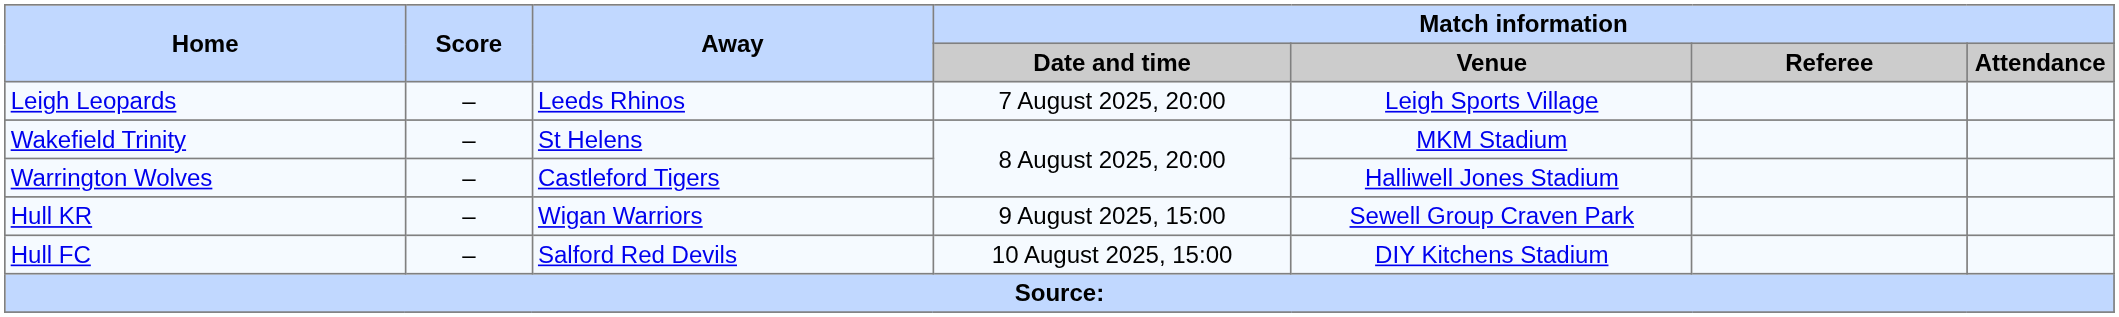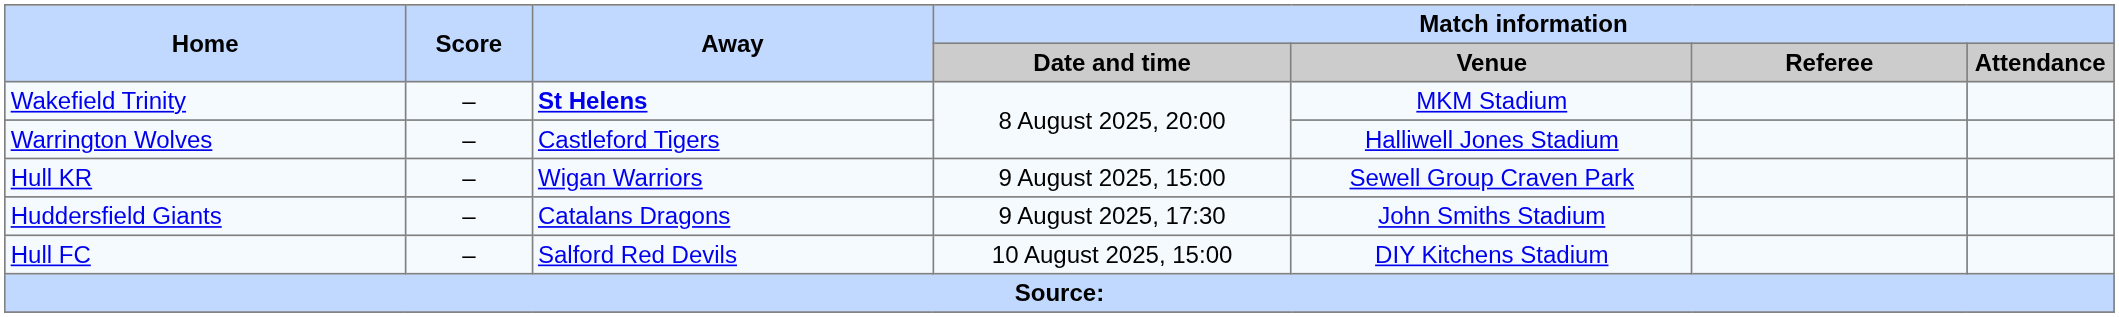- row: (94, 101)
(590, 139) normal -> (593, 101) bold
+ row: (116, 216)
